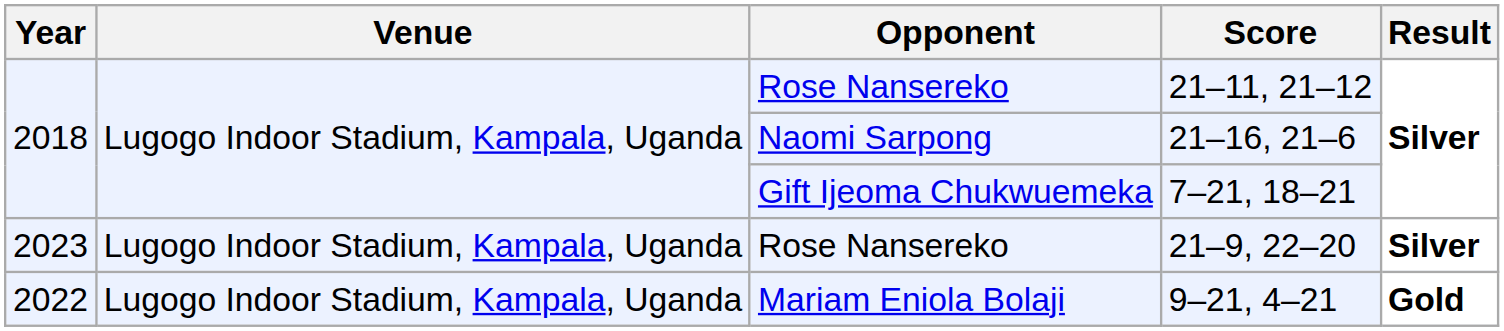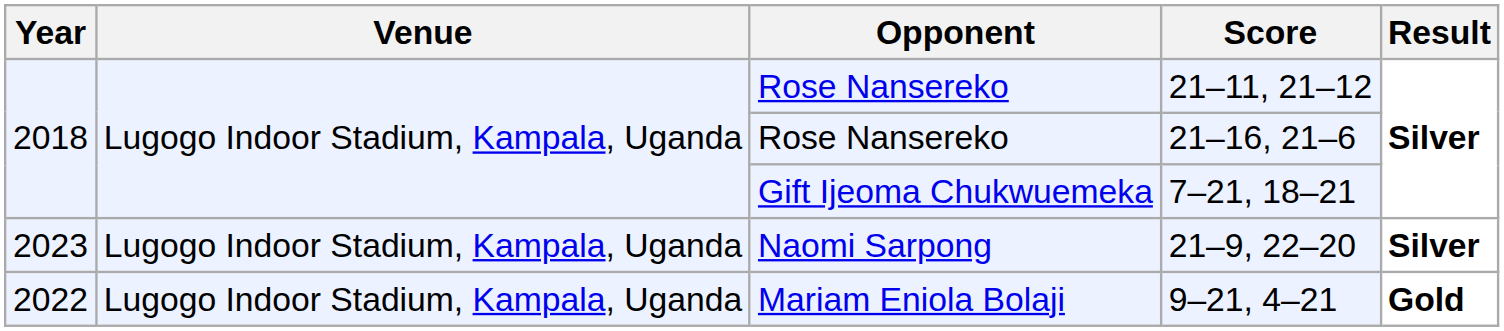(875, 139) Naomi Sarpong -> (883, 139) Rose Nansereko
(883, 245) Rose Nansereko -> (875, 245) Naomi Sarpong
